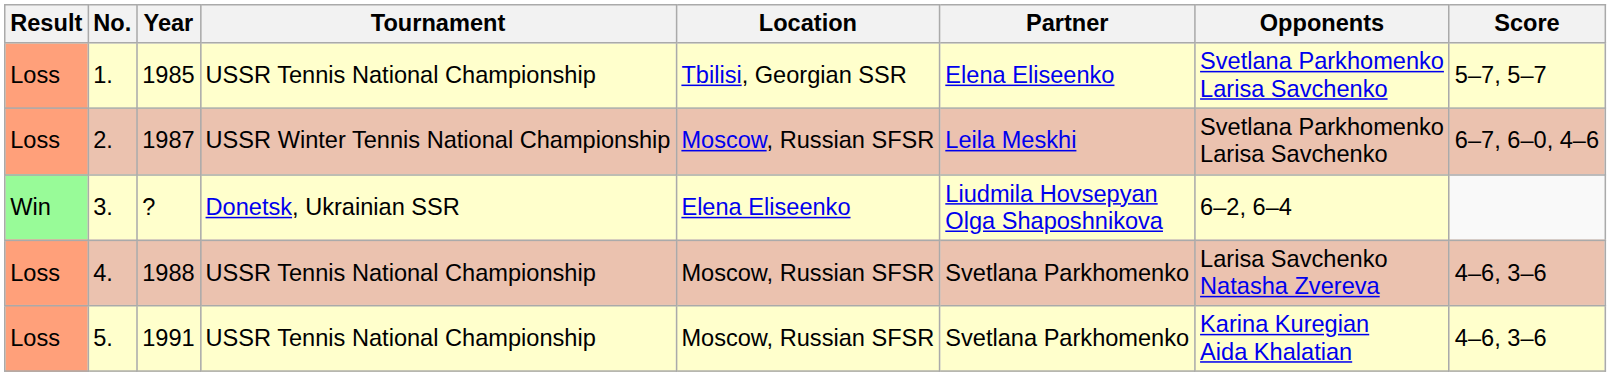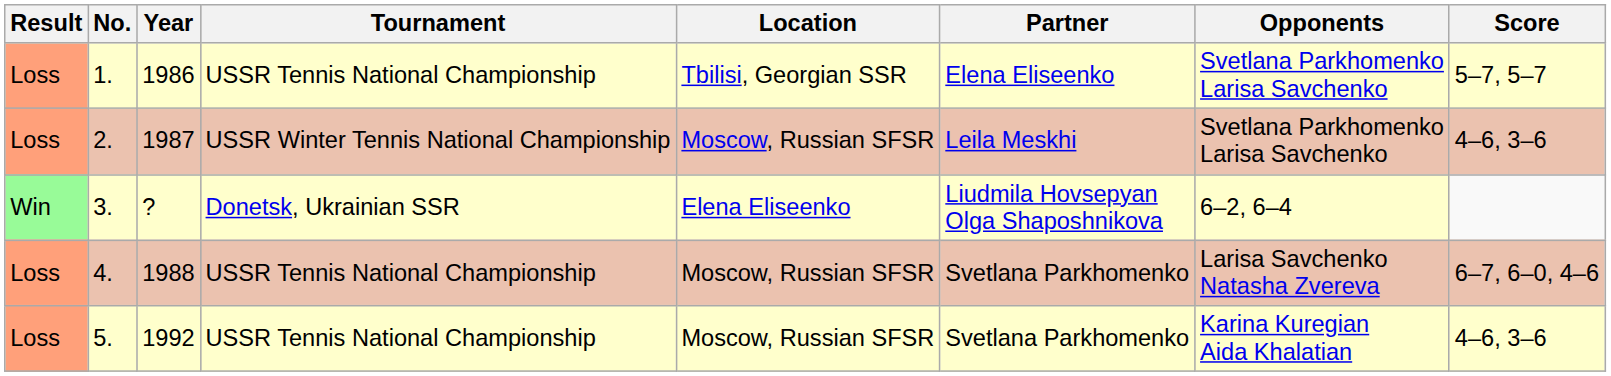(168, 75) 1985 -> (168, 75) 1986
(1527, 140) 6–7, 6–0, 4–6 -> (1501, 140) 4–6, 3–6
(1501, 272) 4–6, 3–6 -> (1527, 272) 6–7, 6–0, 4–6
(168, 337) 1991 -> (168, 337) 1992
